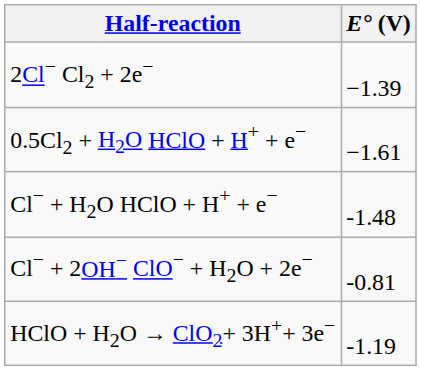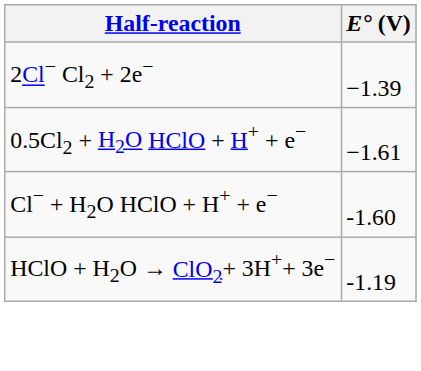(371, 217) -1.48 -> (371, 217) -1.60
- row: (161, 268)
